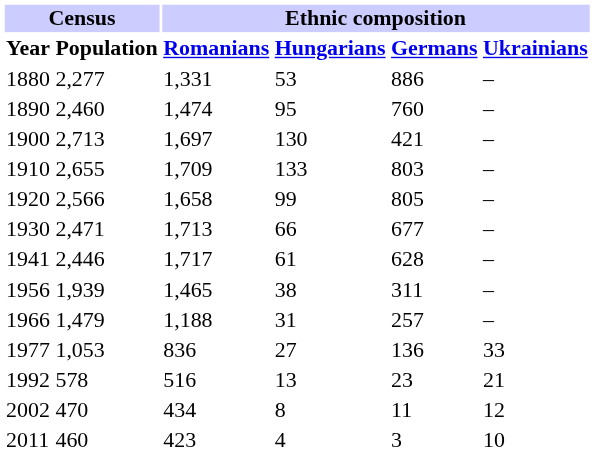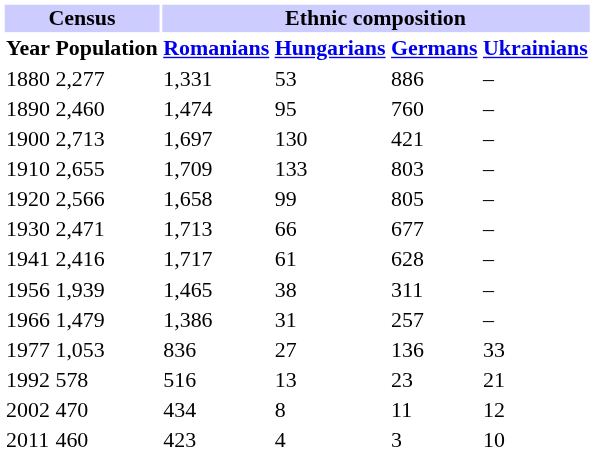(80, 259) 2,446 -> (80, 259) 2,416
(188, 319) 1,188 -> (188, 319) 1,386
